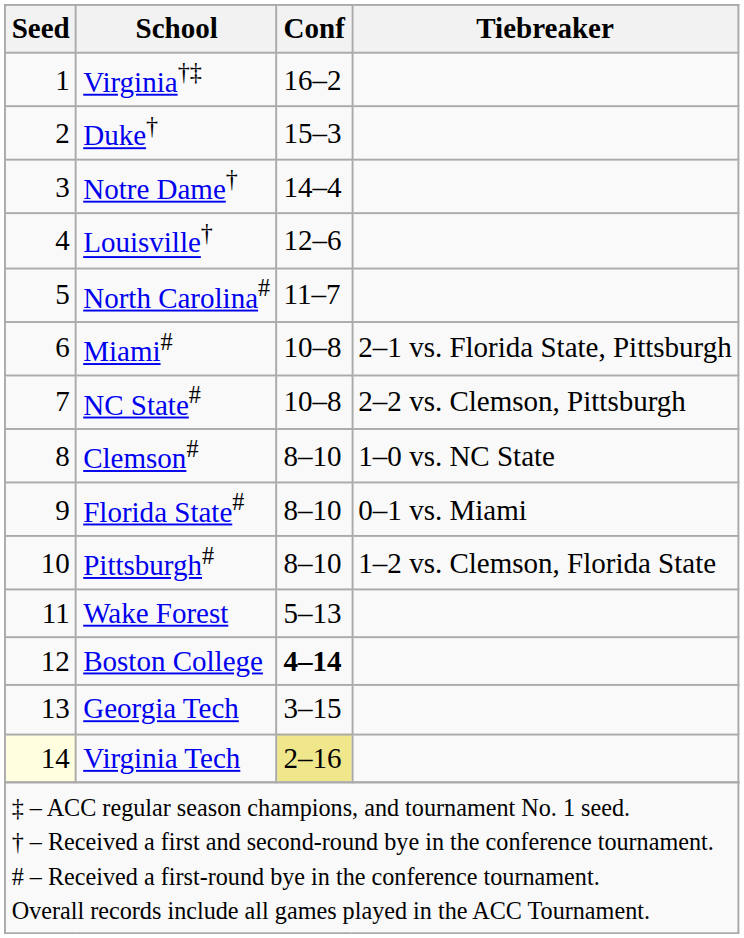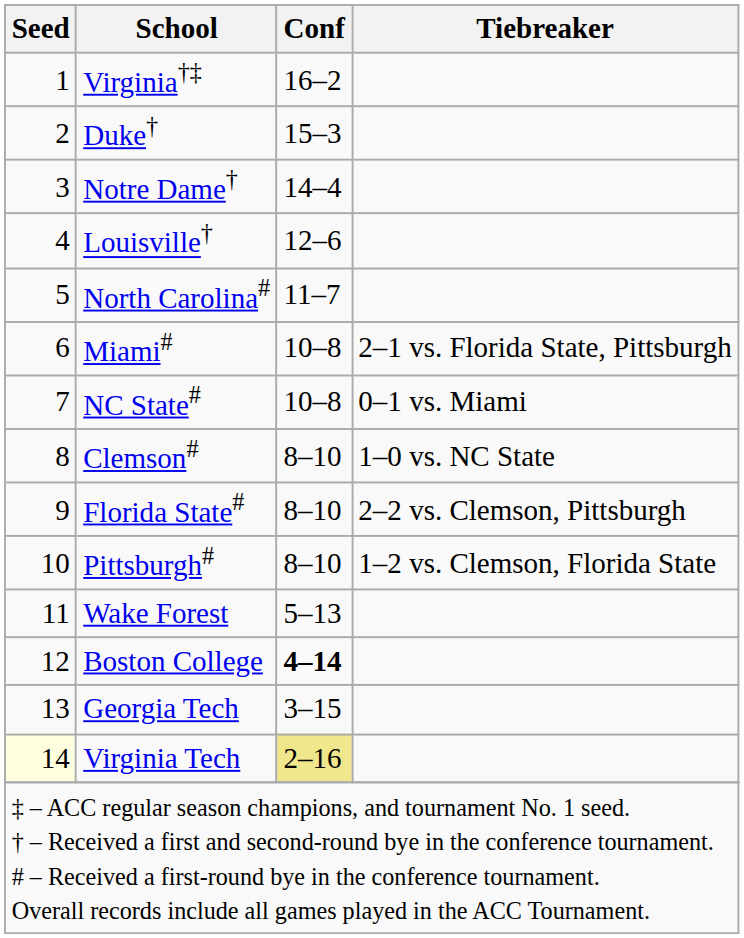(522, 401) 2–2 vs. Clemson, Pittsburgh -> (443, 401) 0–1 vs. Miami
(443, 509) 0–1 vs. Miami -> (522, 509) 2–2 vs. Clemson, Pittsburgh
